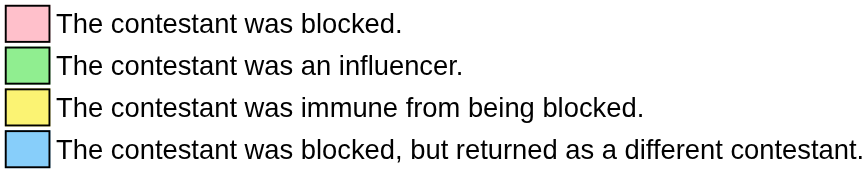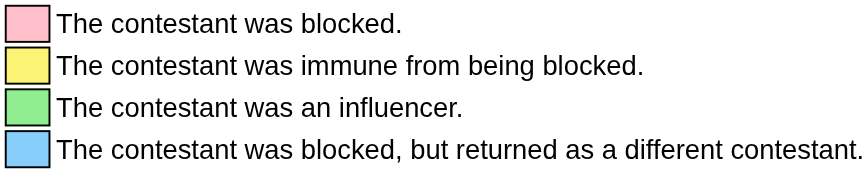rows swapped: (260, 66) <-> (350, 107)
